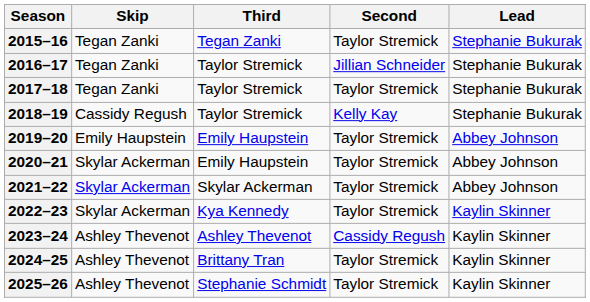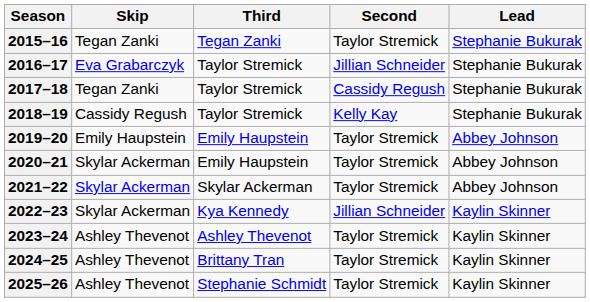(117, 65) Tegan Zanki -> (130, 65) Eva Grabarczyk
(386, 89) Taylor Stremick -> (389, 89) Cassidy Regush
(386, 211) Taylor Stremick -> (389, 211) Jillian Schneider
(389, 235) Cassidy Regush -> (386, 235) Taylor Stremick
